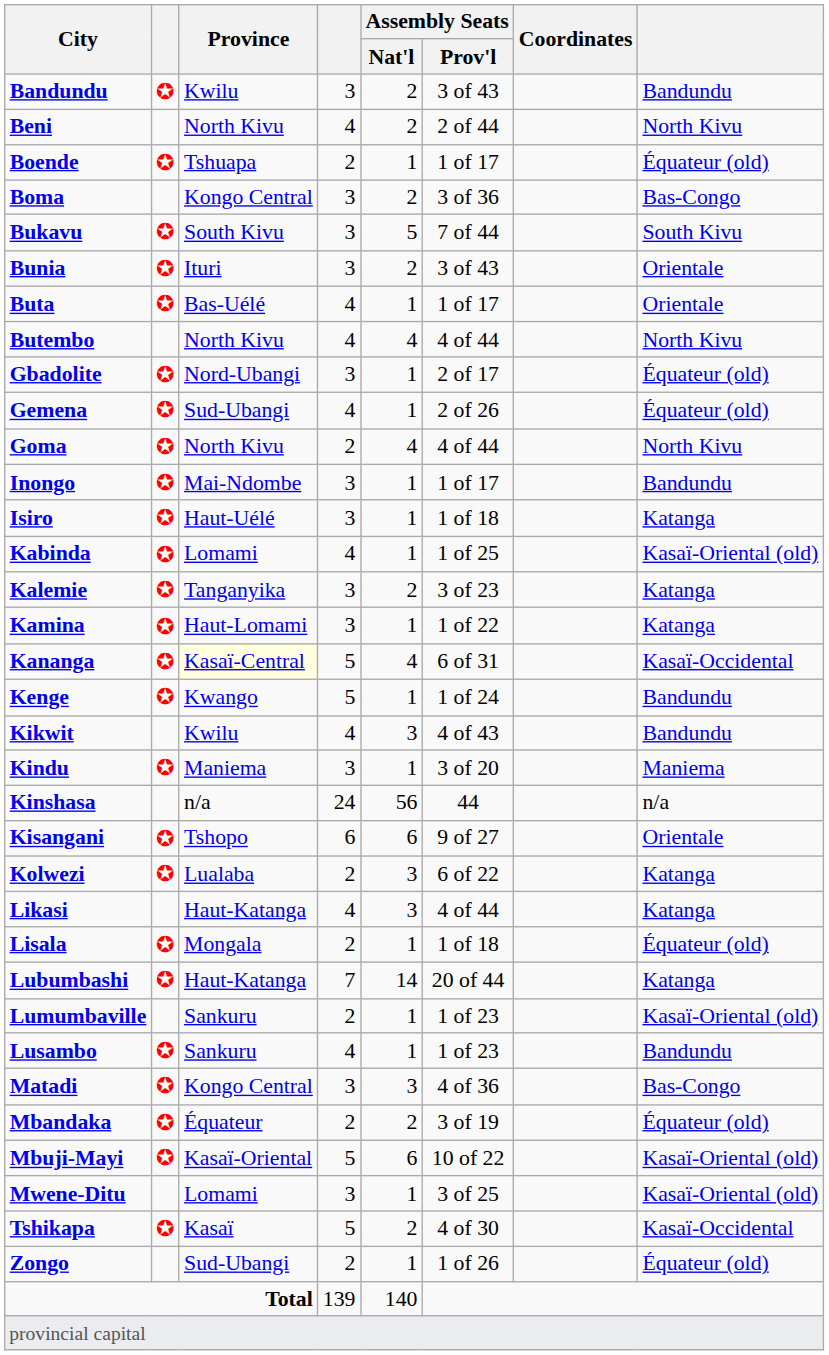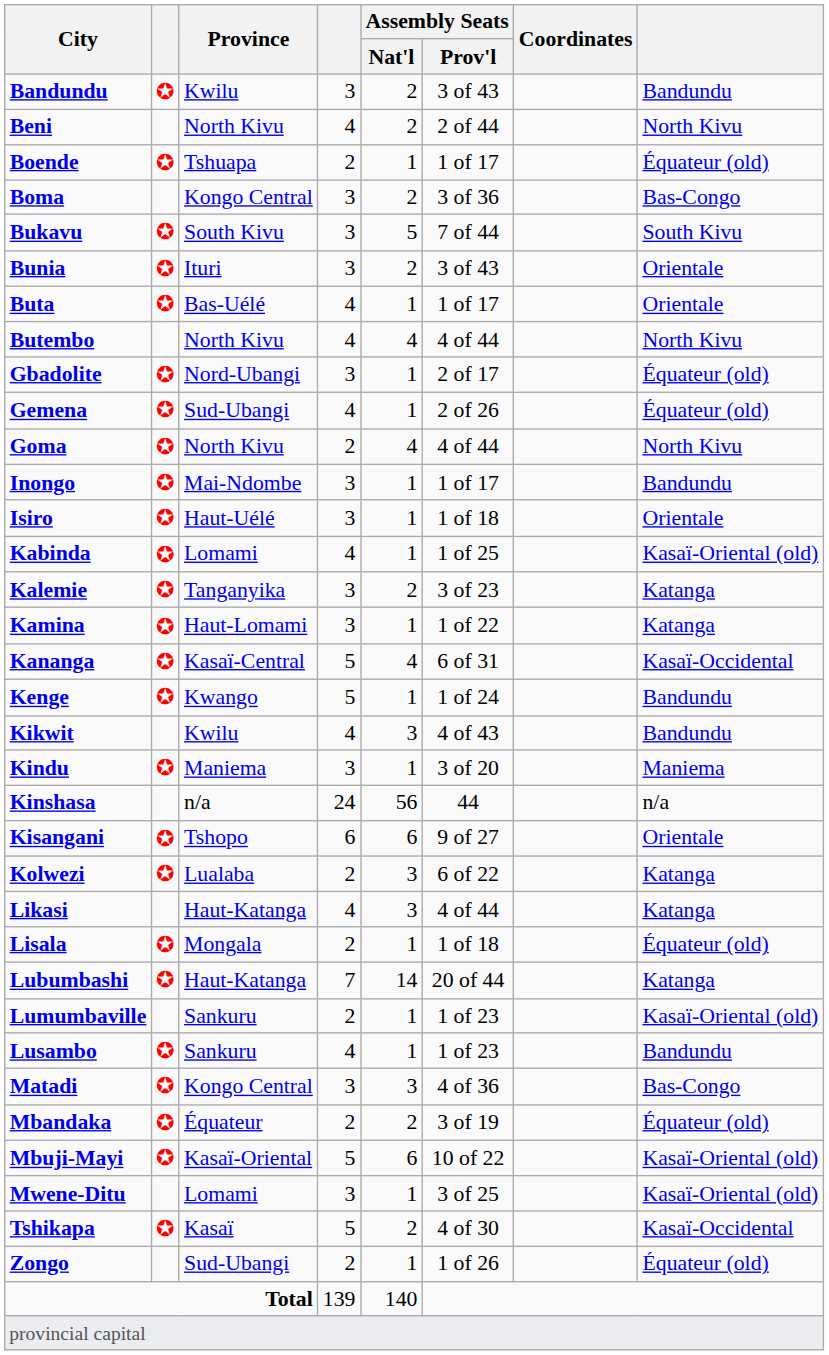(679, 517) Katanga -> (683, 517) Orientale
(244, 661) lightyellow background -> (244, 661) no background
